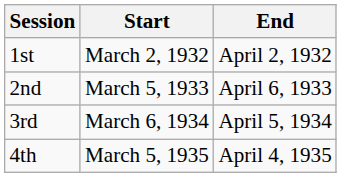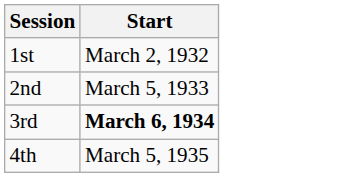- column: (275, 21)
(147, 121) normal -> (150, 121) bold
